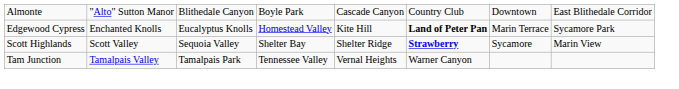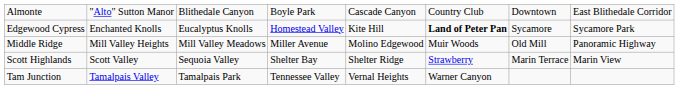(520, 28) Marin Terrace -> (532, 28) Sycamore
+ row: (34, 44)
(433, 44) bold -> (451, 60) normal
(512, 44) Sycamore -> (540, 60) Marin Terrace
